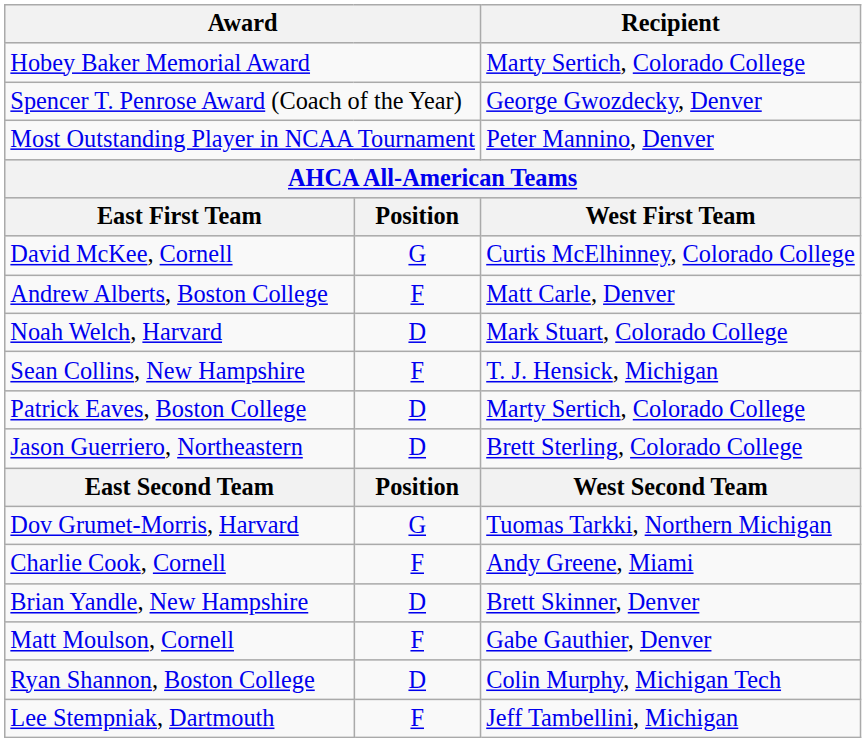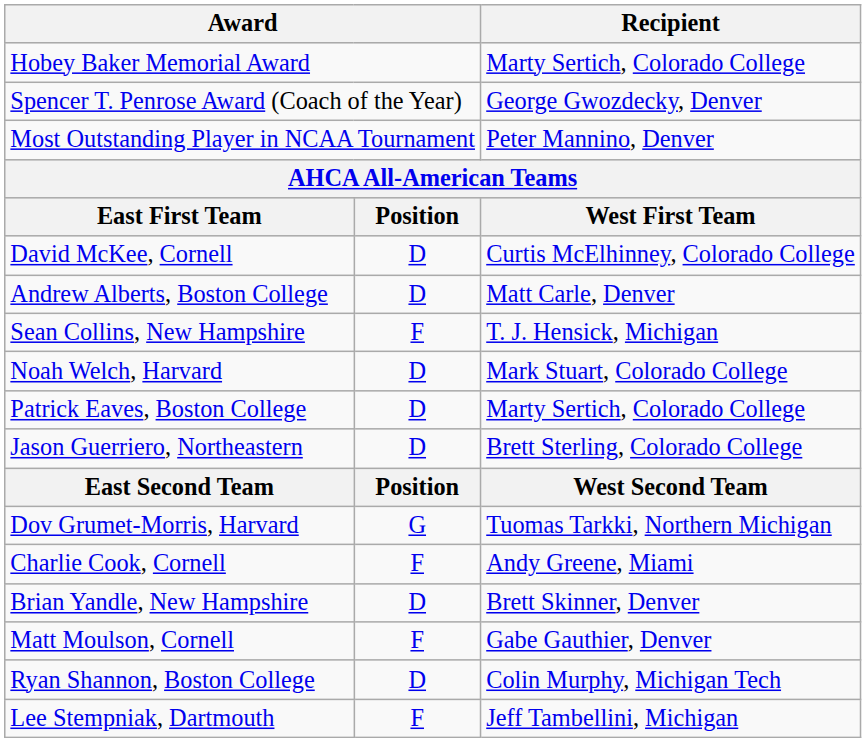(417, 255) G -> (417, 255) D
(417, 293) F -> (417, 293) D
rows swapped: (116, 332) <-> (158, 370)
